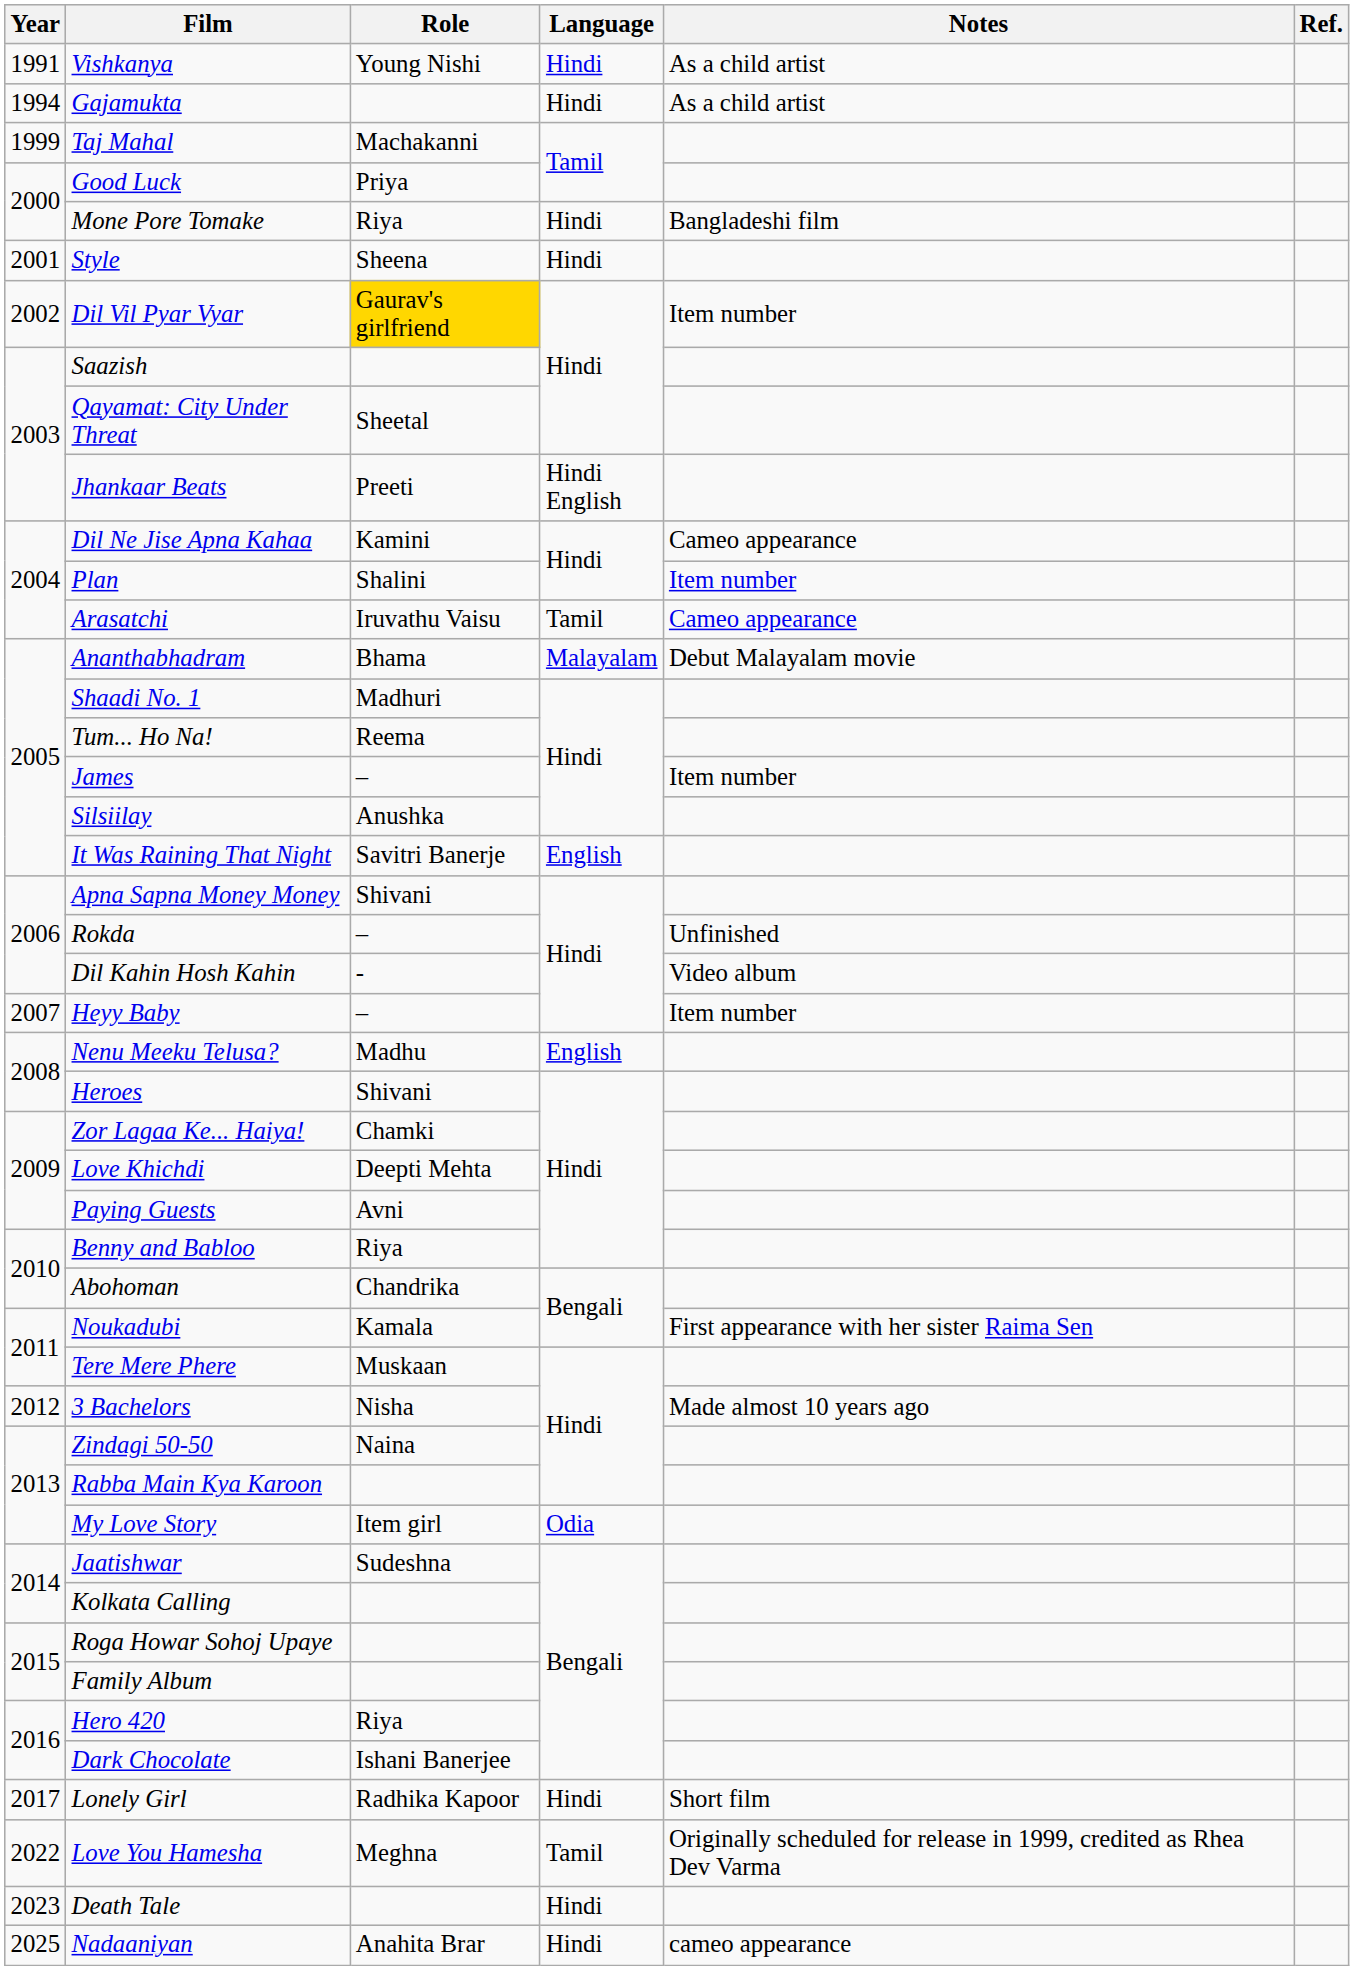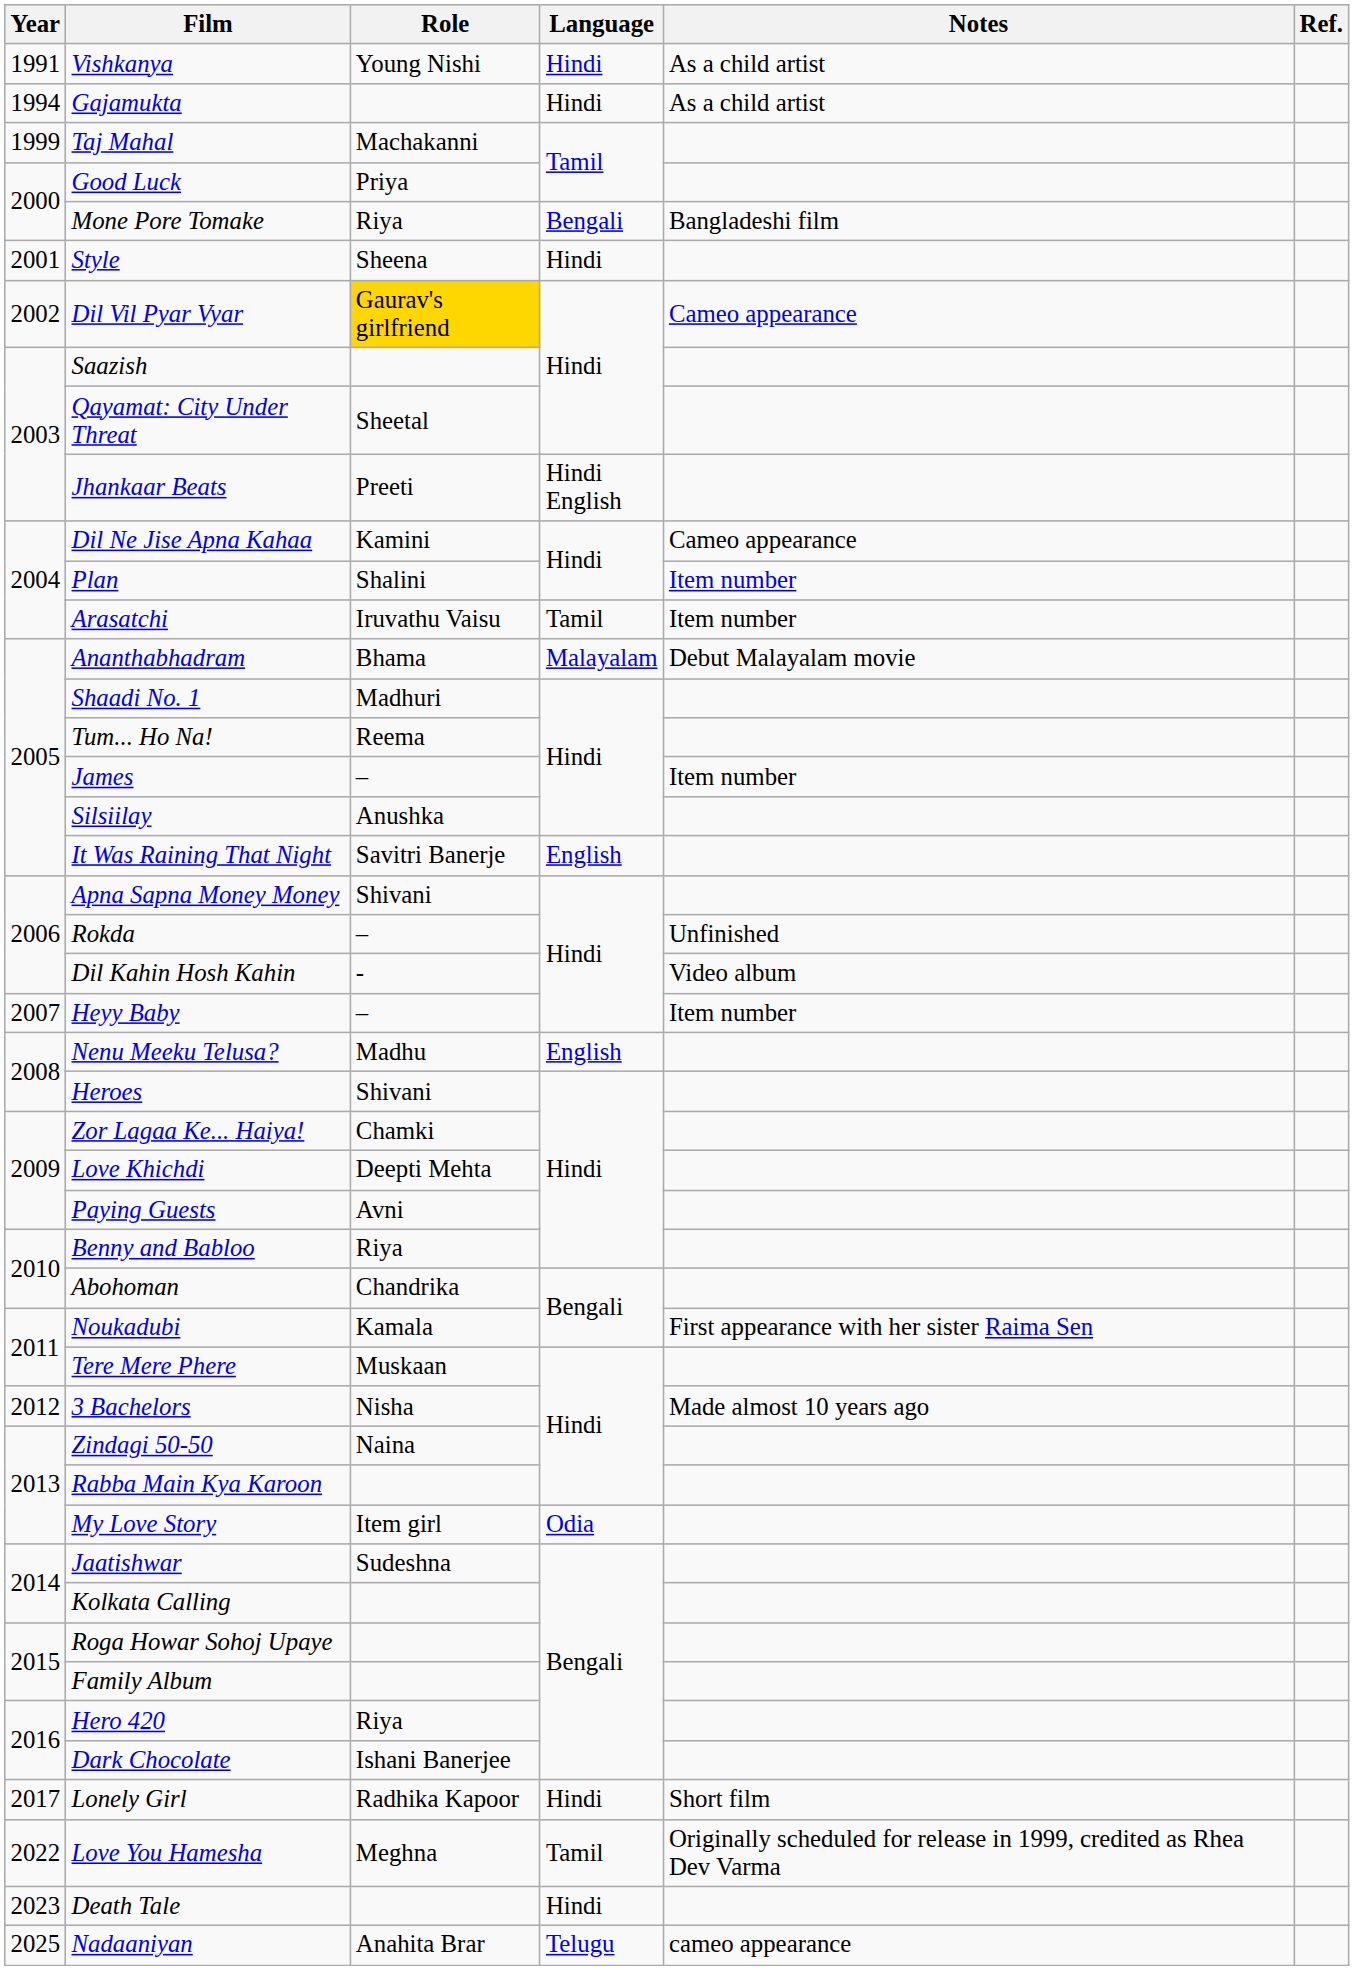(574, 220) Hindi -> (584, 220) Bengali
(733, 313) Item number -> (763, 313) Cameo appearance
(763, 619) Cameo appearance -> (733, 619) Item number
(574, 1945) Hindi -> (580, 1945) Telugu
